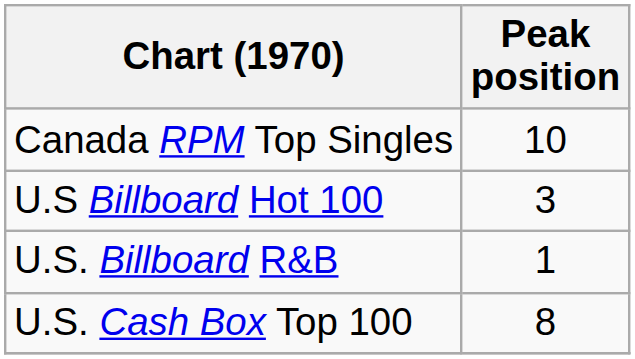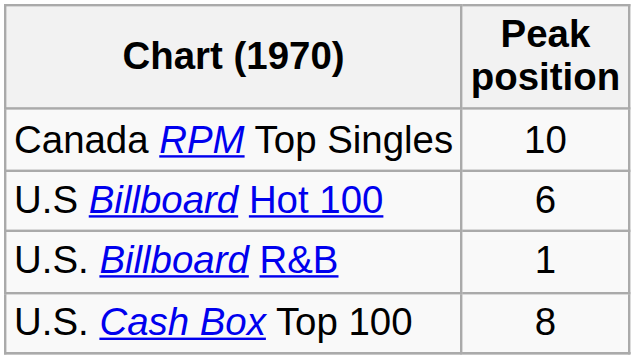(545, 199) 3 -> (545, 199) 6
